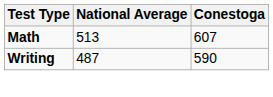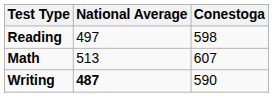+ row: (35, 37)
(88, 59) normal -> (88, 80) bold
